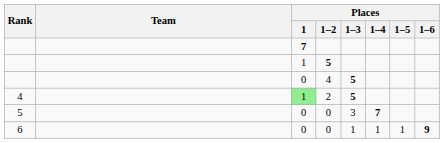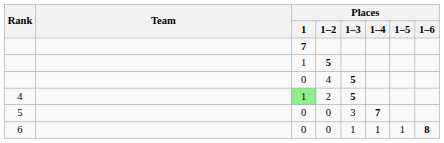(427, 130) 9 -> (427, 130) 8
